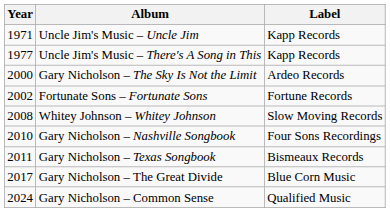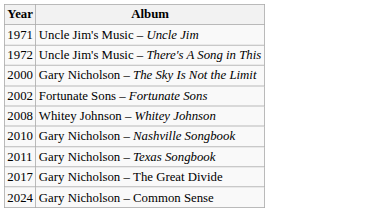- column: (325, 14)
(20, 55) 1977 -> (20, 55) 1972
